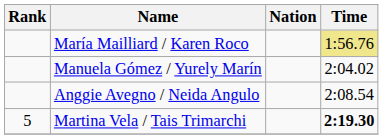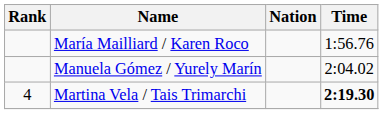(349, 43) khaki background -> (349, 43) no background
- row: (157, 95)
(27, 120) 5 -> (27, 95) 4
